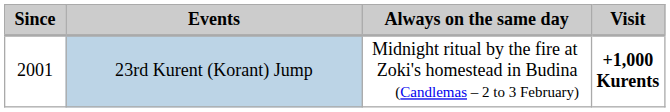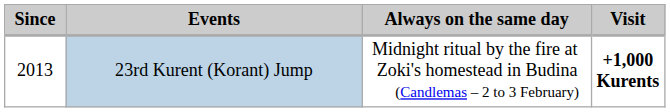(35, 70) 2001 -> (35, 70) 2013
